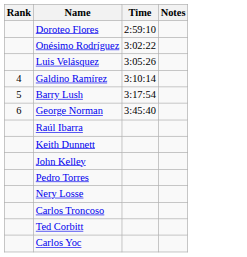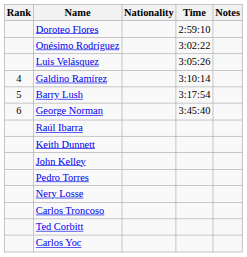+ column: (149, 12)
